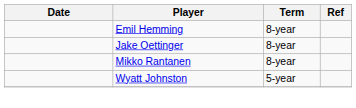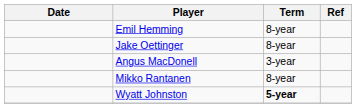+ row: (156, 62)
(281, 78) normal -> (281, 95) bold
